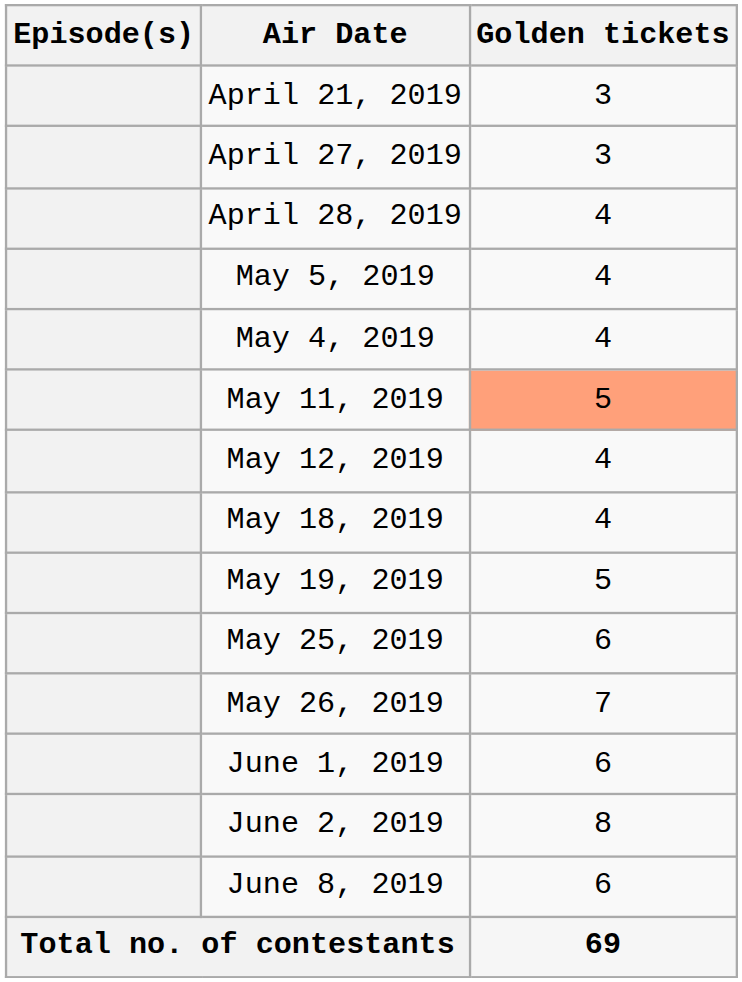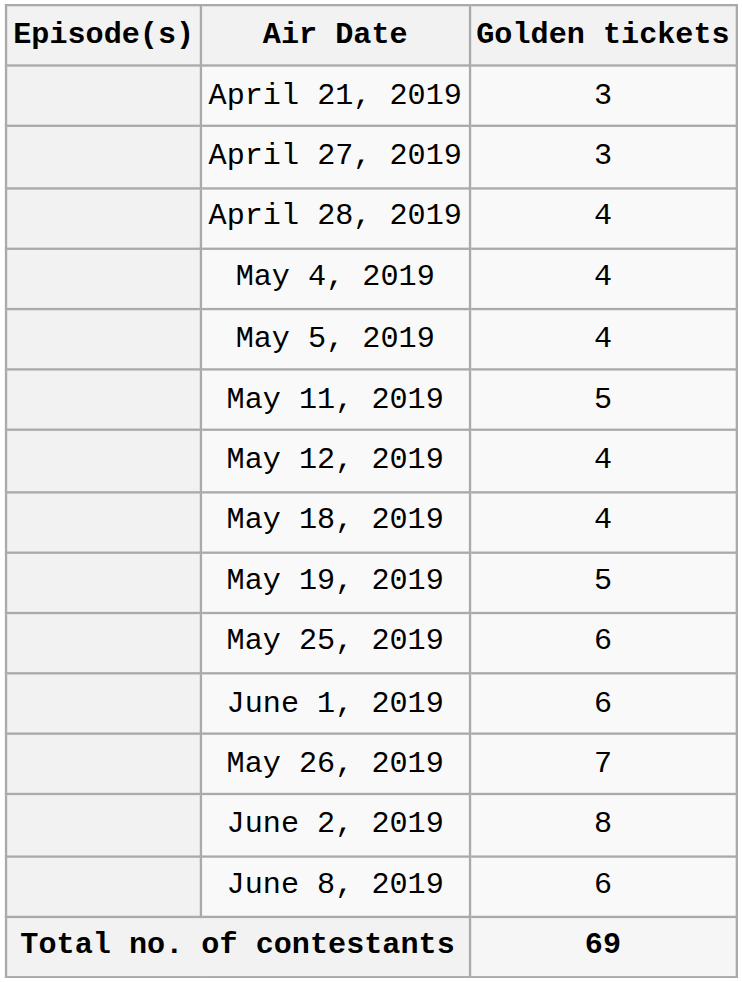rows swapped: (335, 338) <-> (335, 277)
(603, 399) lightsalmon background -> (603, 399) no background
rows swapped: (335, 703) <-> (335, 763)
